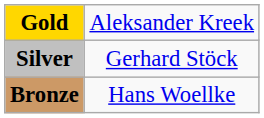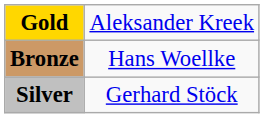rows swapped: (44, 58) <-> (44, 94)
